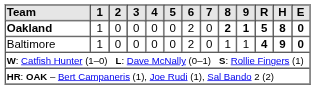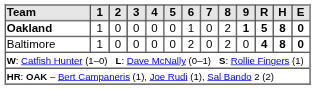(191, 28) 2 -> (191, 28) 1
(228, 28) bold -> (228, 28) normal
(228, 44) 1 -> (228, 44) 2
(246, 44) 1 -> (246, 44) 0
(282, 44) 9 -> (282, 44) 8
